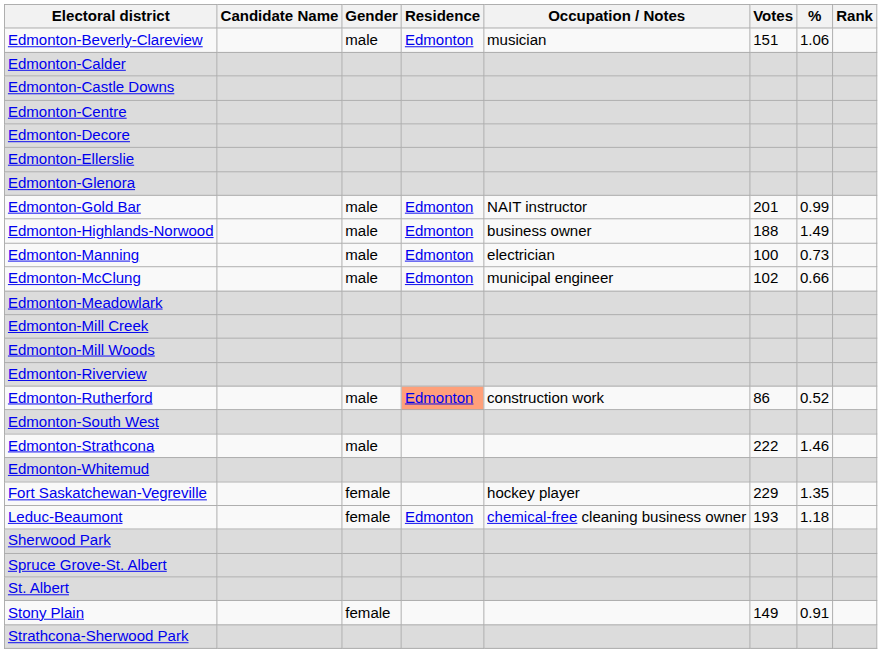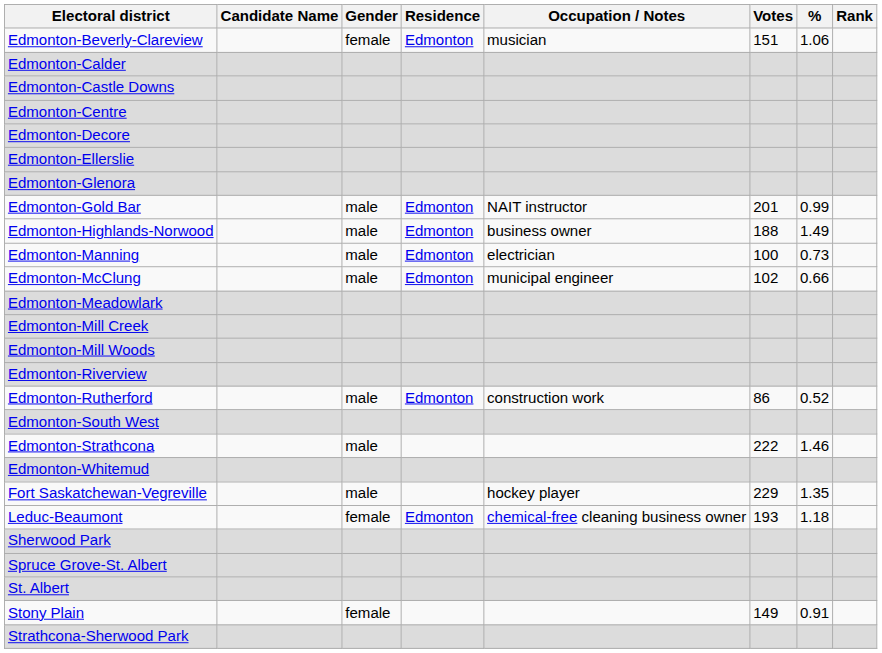(362, 40) male -> (368, 40) female
(439, 398) lightsalmon background -> (439, 398) no background
(368, 493) female -> (362, 493) male
